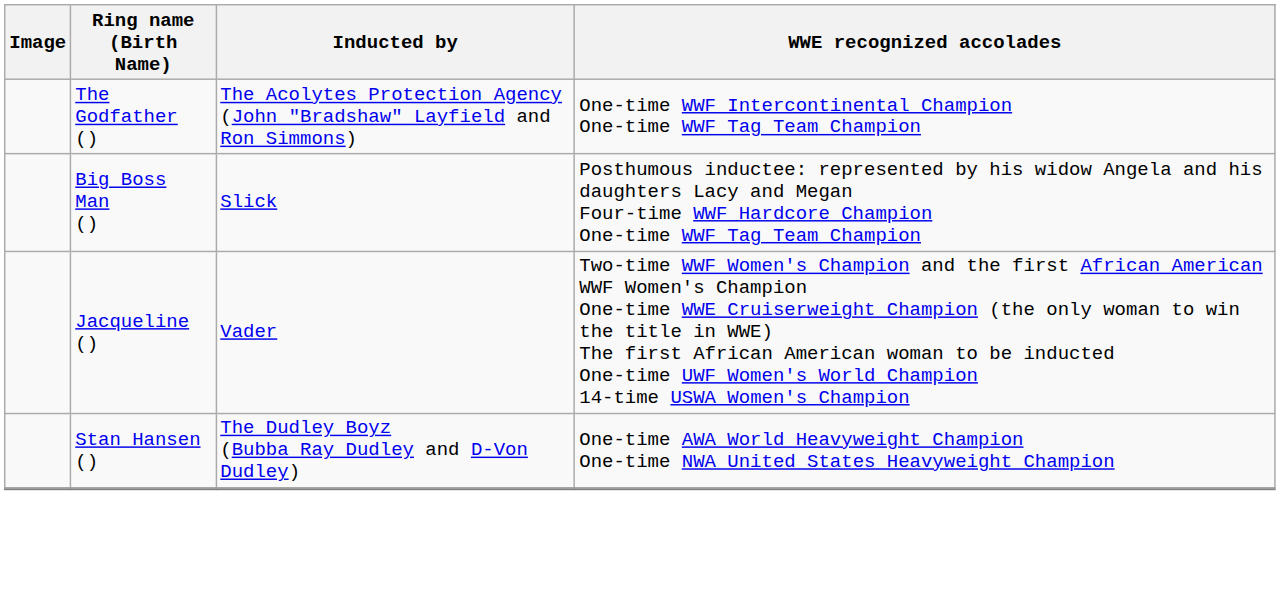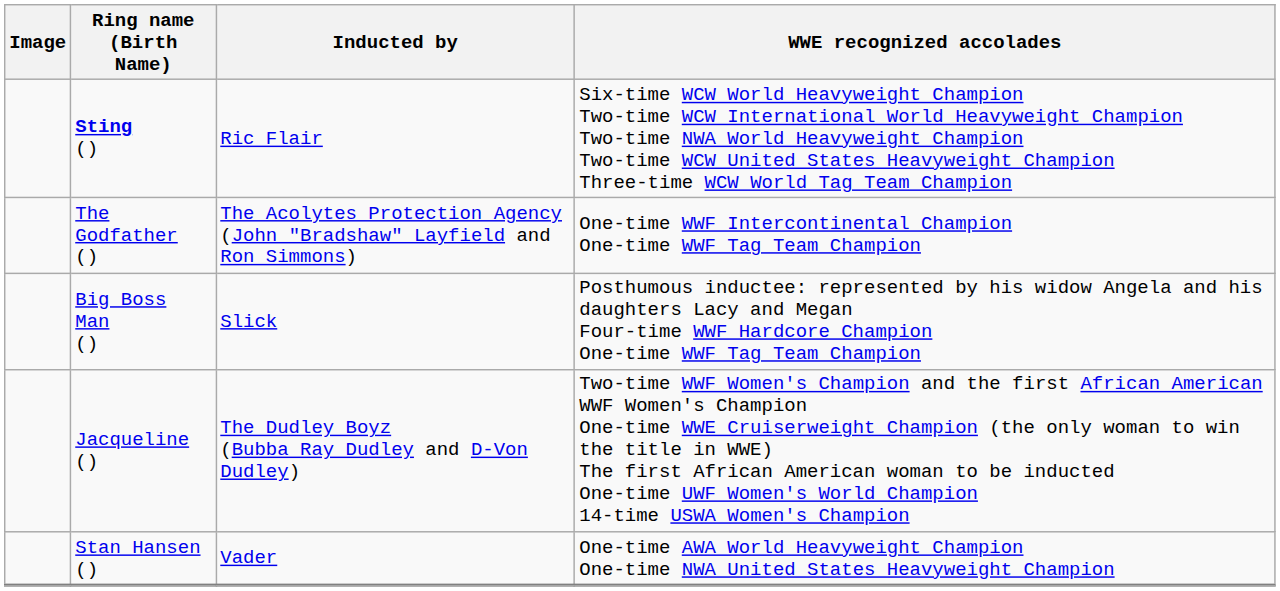+ row: (104, 139)
(249, 332) Vader -> (374, 451) The Dudley Boyz (Bubba Ray Dudley and D-Von Dudley)
(374, 451) The Dudley Boyz (Bubba Ray Dudley and D-Von Dudley) -> (249, 558) Vader
